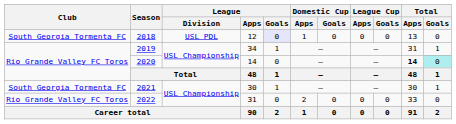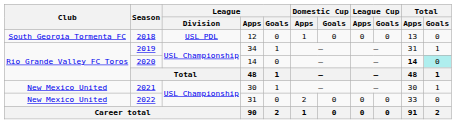(277, 36) lavender background -> (277, 36) no background
(67, 87) South Georgia Tormenta FC -> (67, 87) New Mexico United
(67, 100) Rio Grande Valley FC Toros -> (67, 100) New Mexico United
